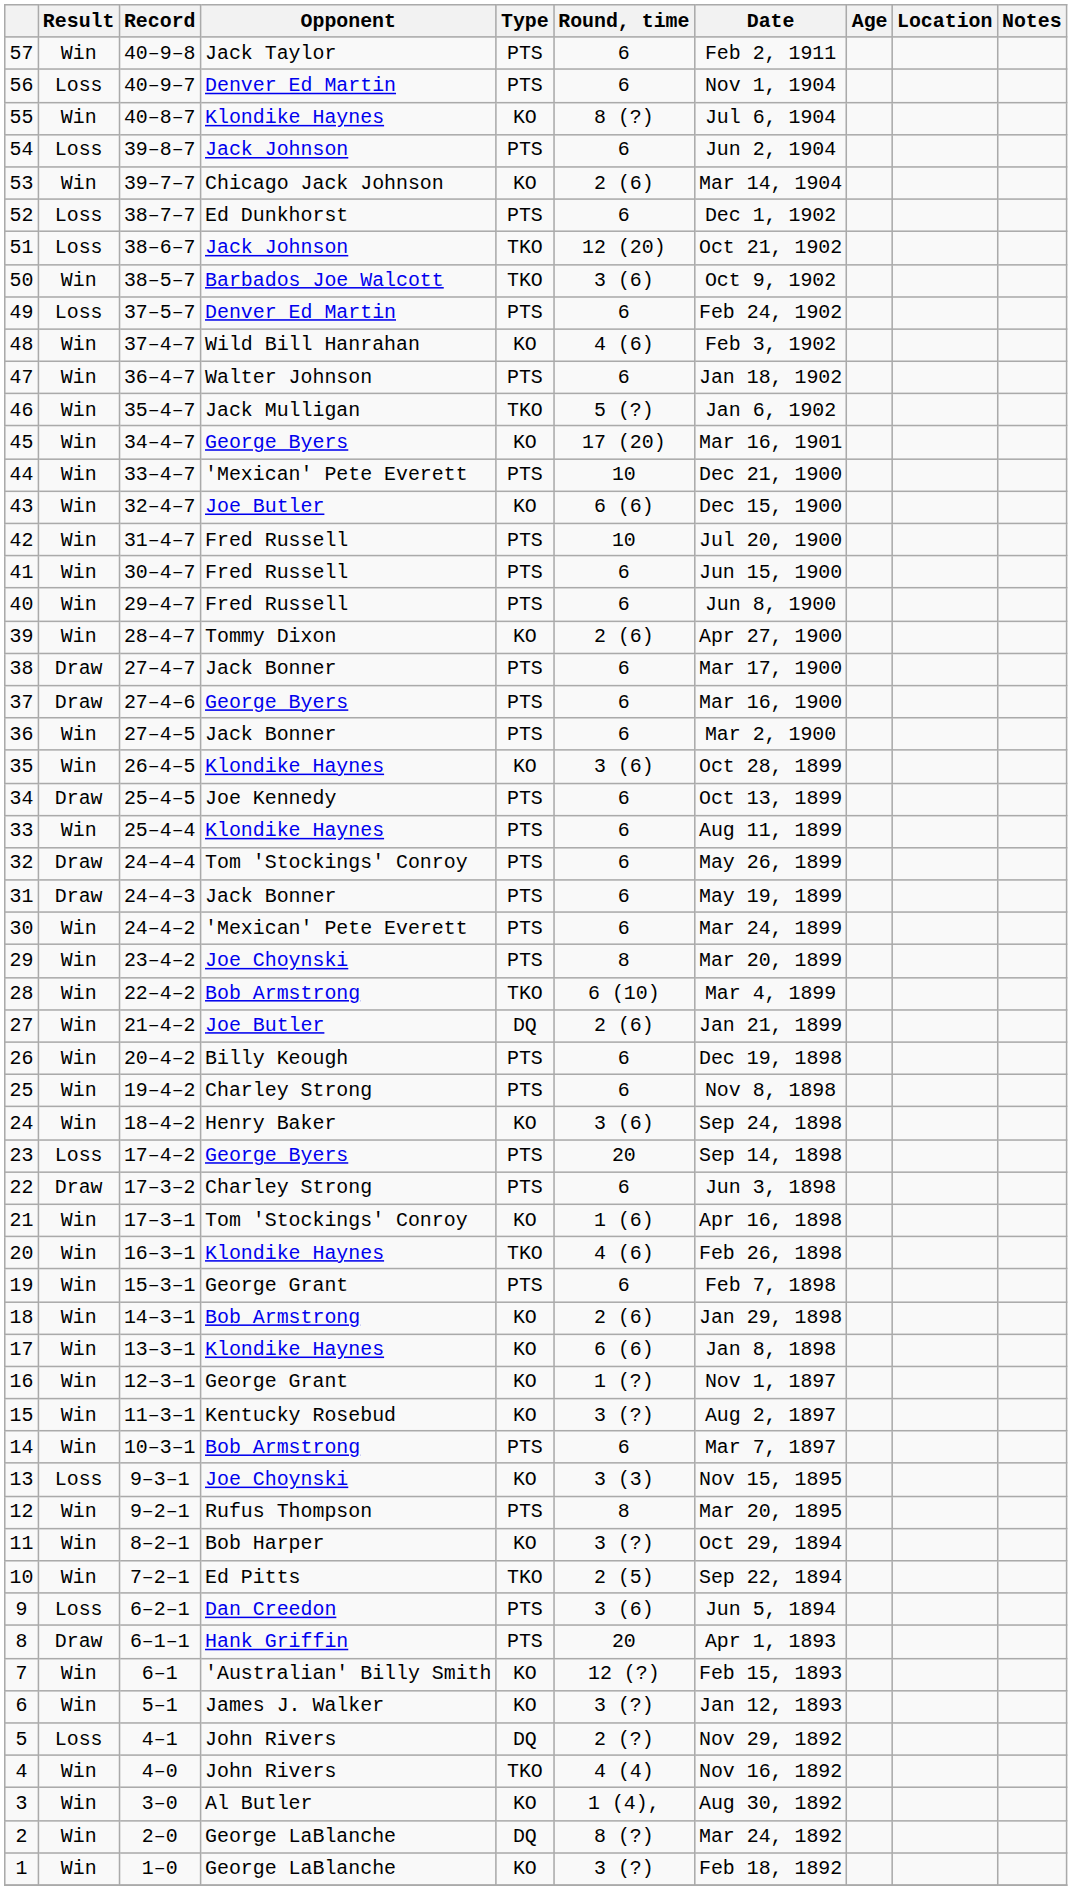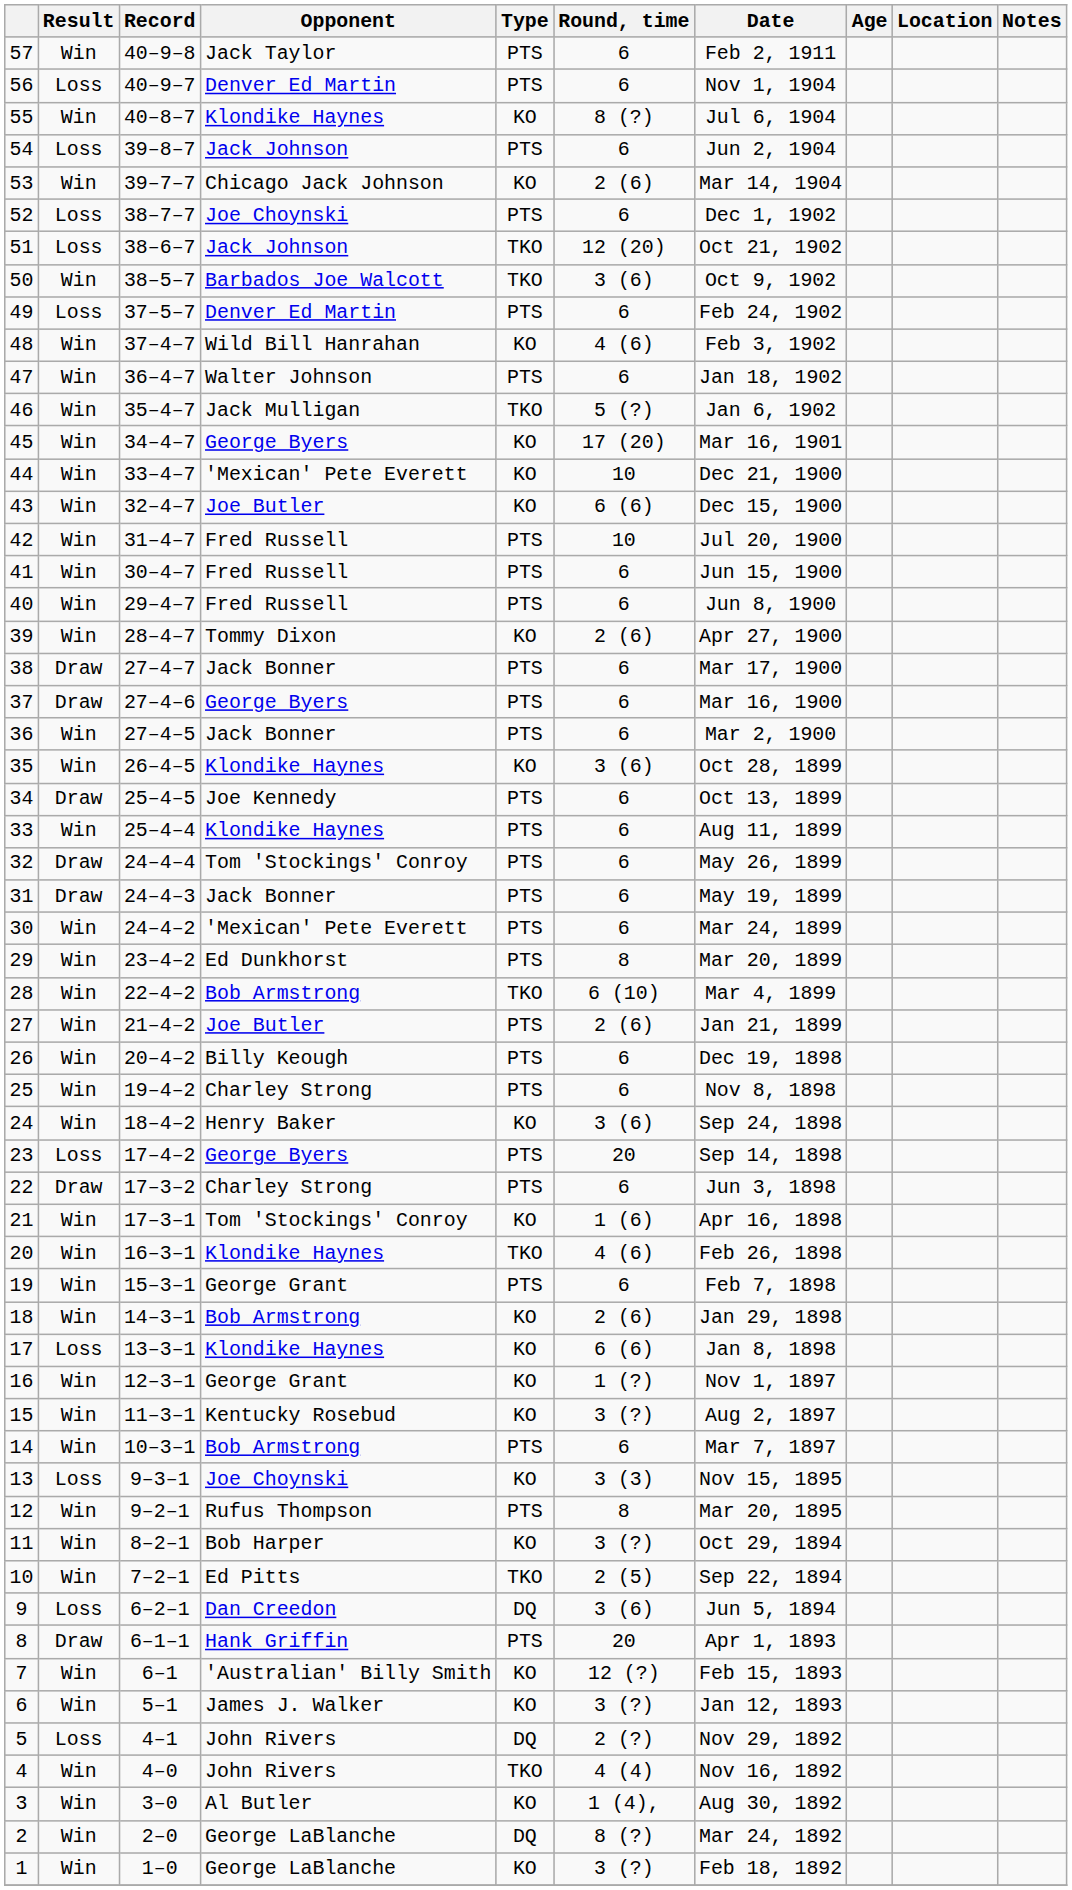(277, 215) Ed Dunkhorst -> (277, 215) Joe Choynski
(525, 475) PTS -> (525, 475) KO
(277, 961) Joe Choynski -> (277, 961) Ed Dunkhorst
(525, 1026) DQ -> (525, 1026) PTS
(79, 1350) Win -> (79, 1350) Loss
(525, 1609) PTS -> (525, 1609) DQ
